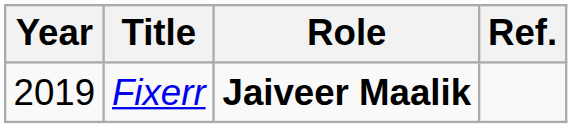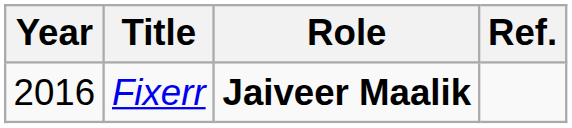(54, 91) 2019 -> (54, 91) 2016
